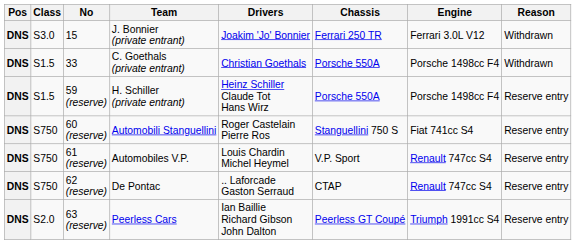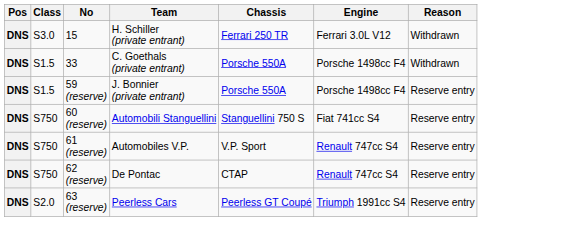- column: (266, 13)
(148, 35) J. Bonnier (private entrant) -> (148, 35) H. Schiller (private entrant)
(148, 96) H. Schiller (private entrant) -> (148, 91) J. Bonnier (private entrant)
